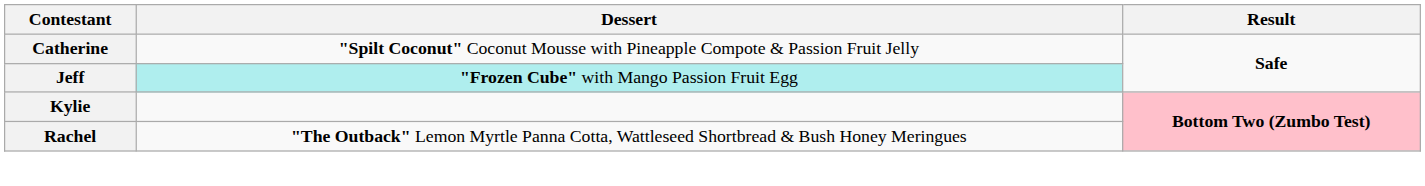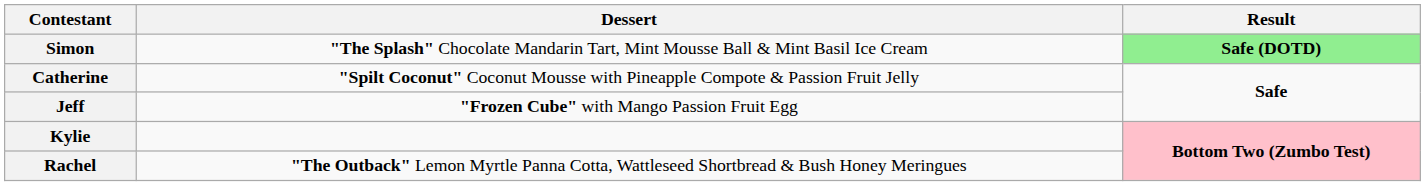+ row: (70, 48)
(629, 77) paleturquoise background -> (629, 107) no background
